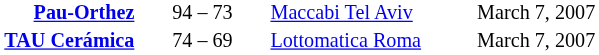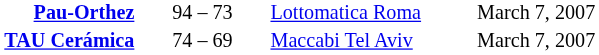(342, 13) Maccabi Tel Aviv -> (346, 13) Lottomatica Roma
(346, 40) Lottomatica Roma -> (342, 40) Maccabi Tel Aviv
